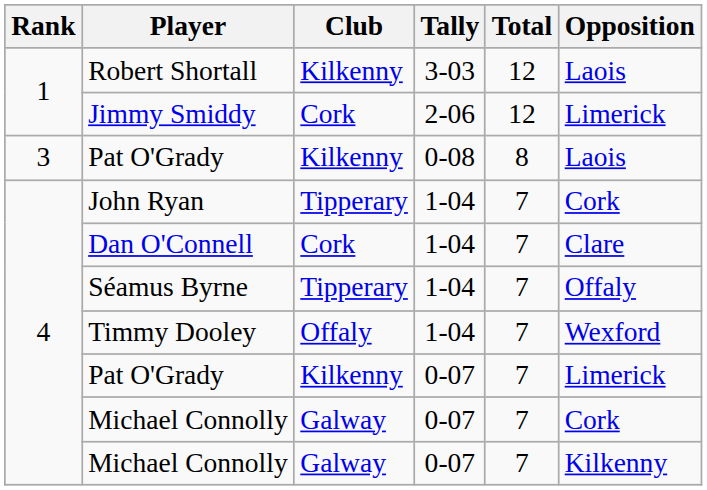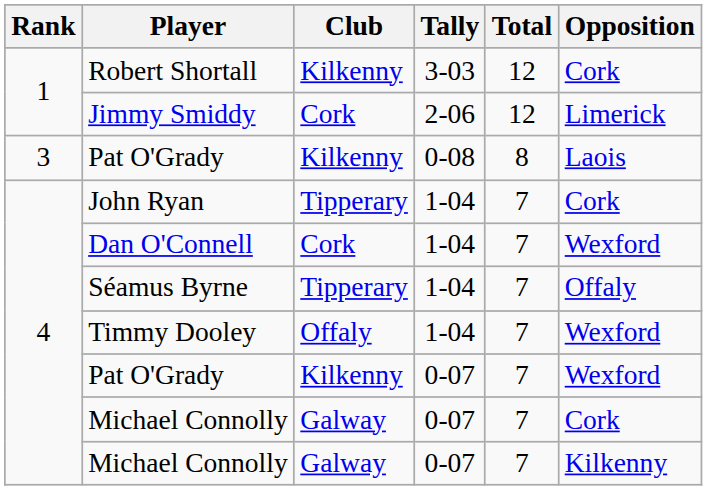(595, 69) Laois -> (592, 69) Cork
(595, 244) Clare -> (613, 244) Wexford
(615, 375) Limerick -> (613, 375) Wexford
